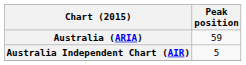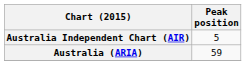rows swapped: (98, 38) <-> (98, 53)
